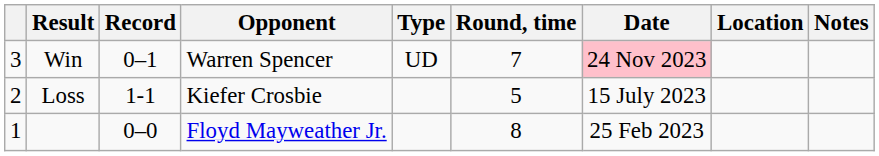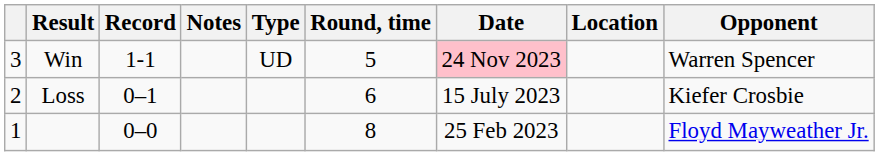columns swapped: (287, 22) <-> (841, 22)
(140, 58) 0–1 -> (140, 58) 1-1
(516, 58) 7 -> (371, 58) 5
(140, 95) 1-1 -> (140, 95) 0–1
(516, 95) 5 -> (371, 95) 6
